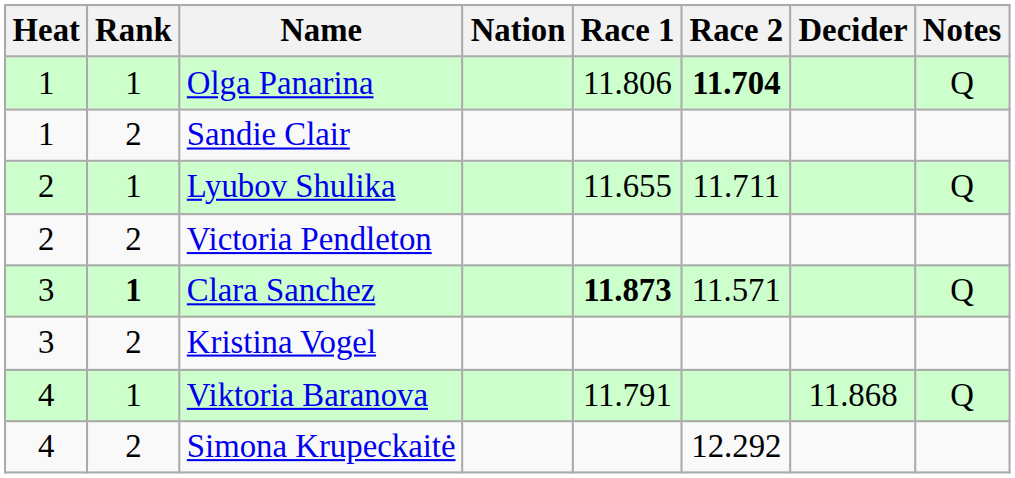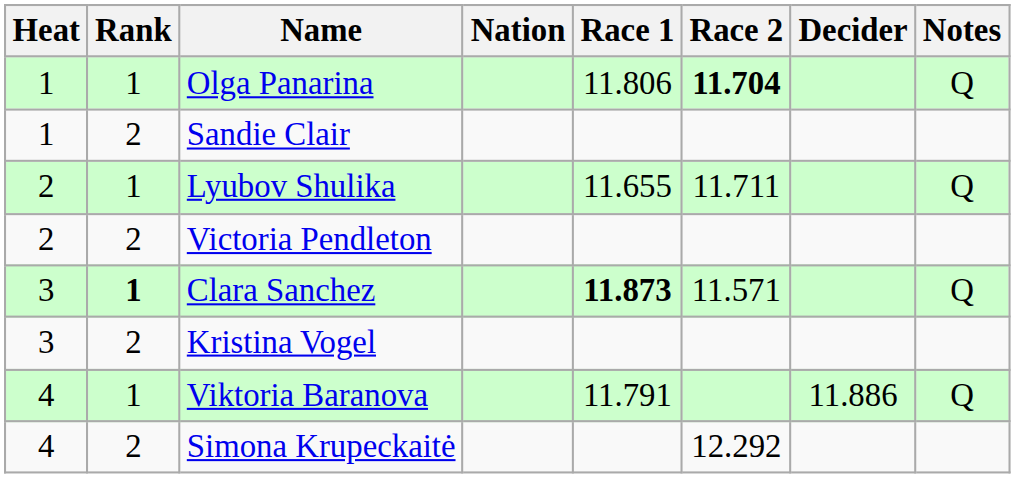(853, 394) 11.868 -> (853, 394) 11.886
